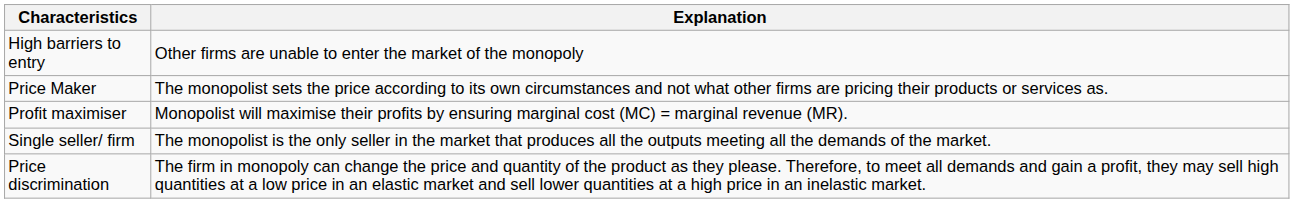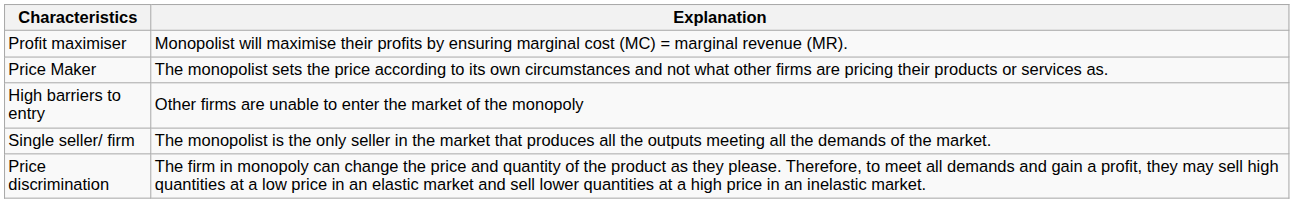rows swapped: (67, 114) <-> (65, 52)
